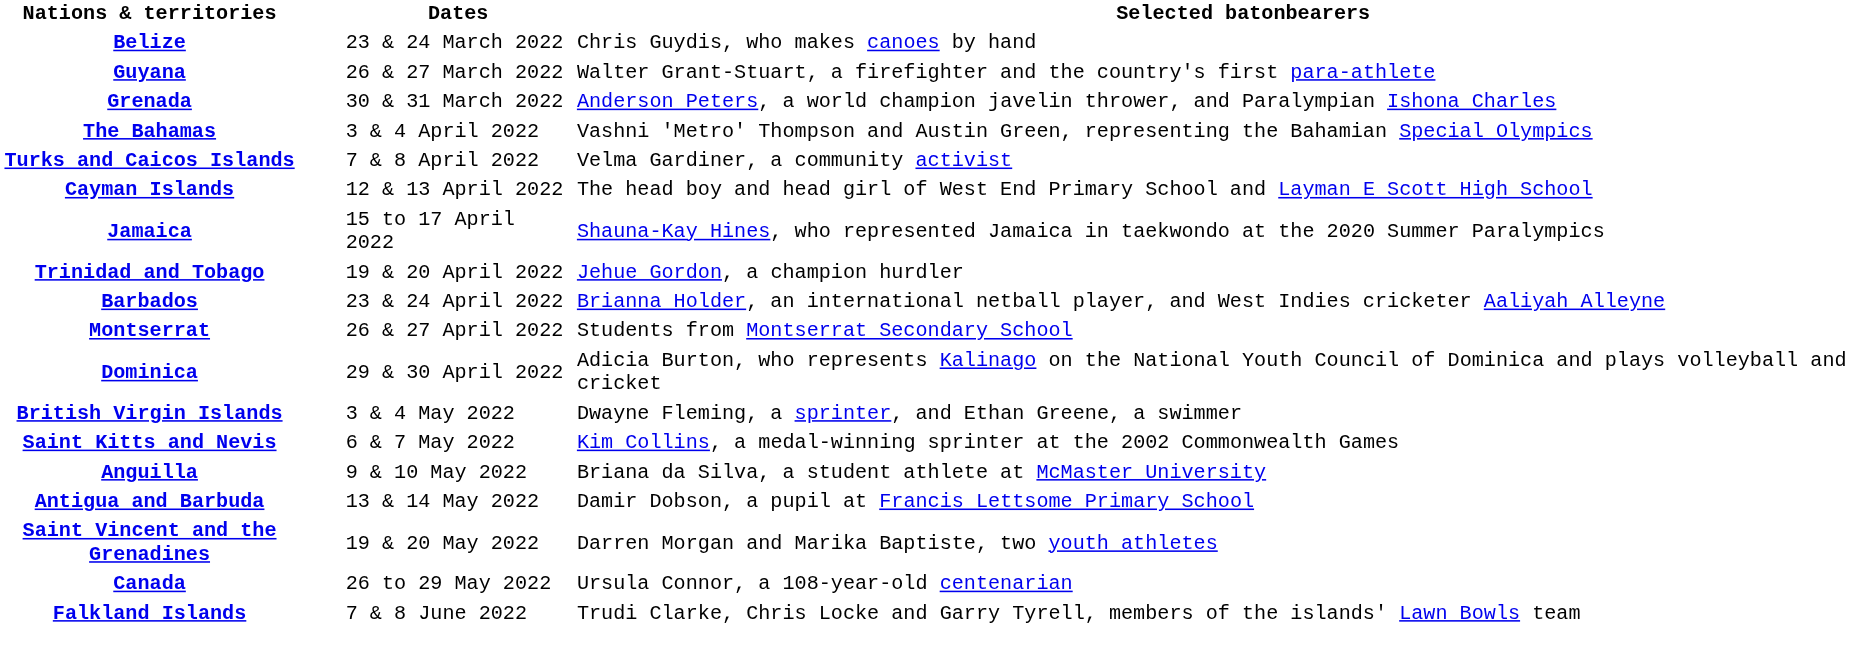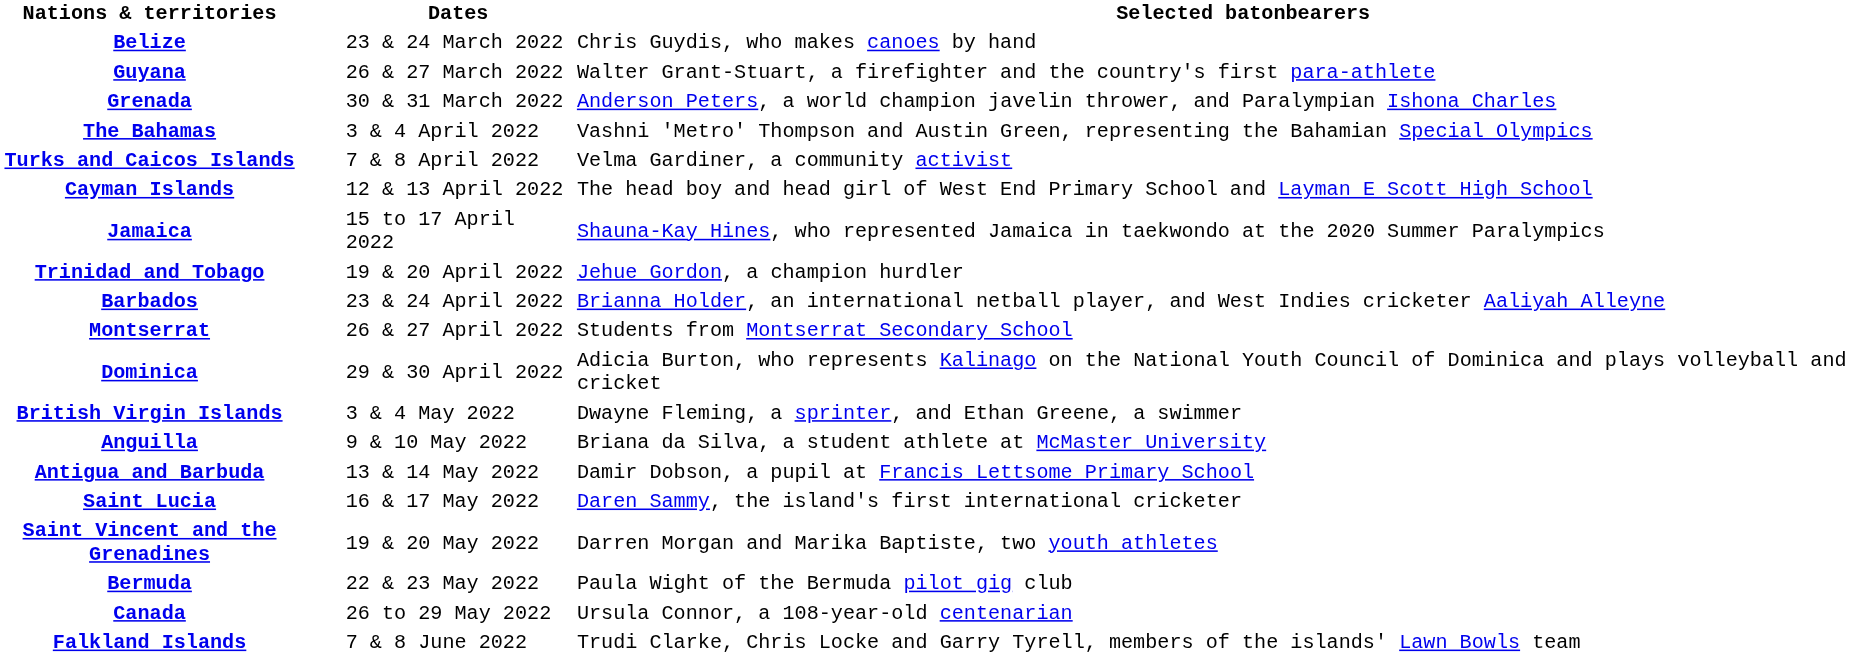- row: (150, 443)
+ row: (150, 502)
+ row: (150, 584)
